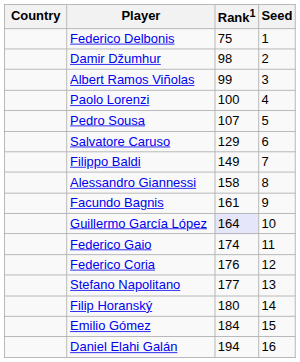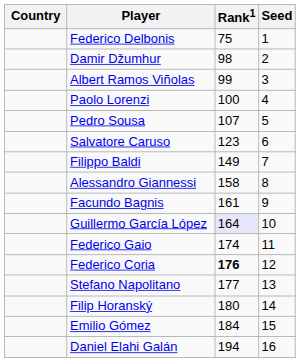(229, 141) 129 -> (229, 141) 123
(229, 264) normal -> (229, 264) bold
